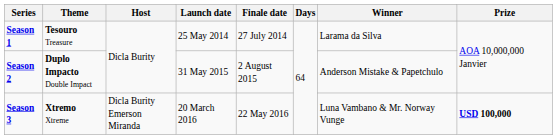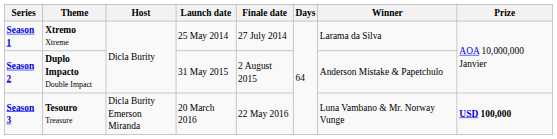(61, 36) Tesouro Treasure -> (61, 36) Xtremo Xtreme
(61, 113) Xtremo Xtreme -> (61, 113) Tesouro Treasure
